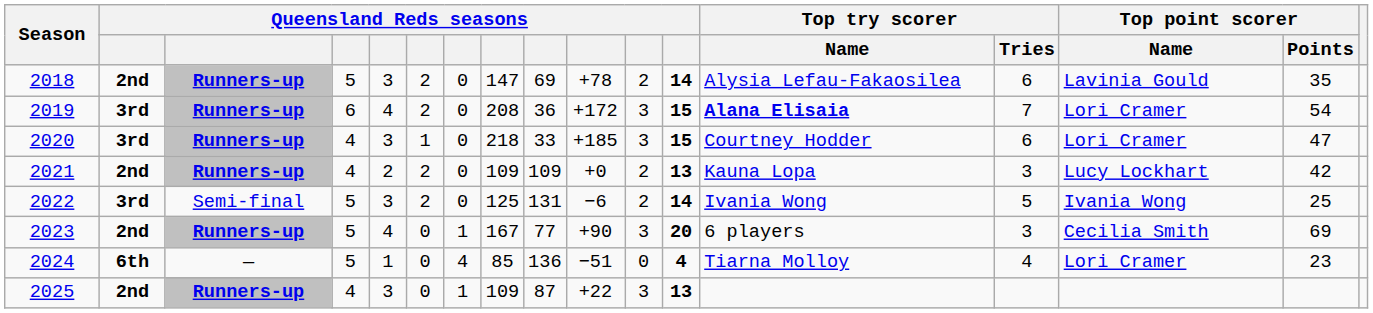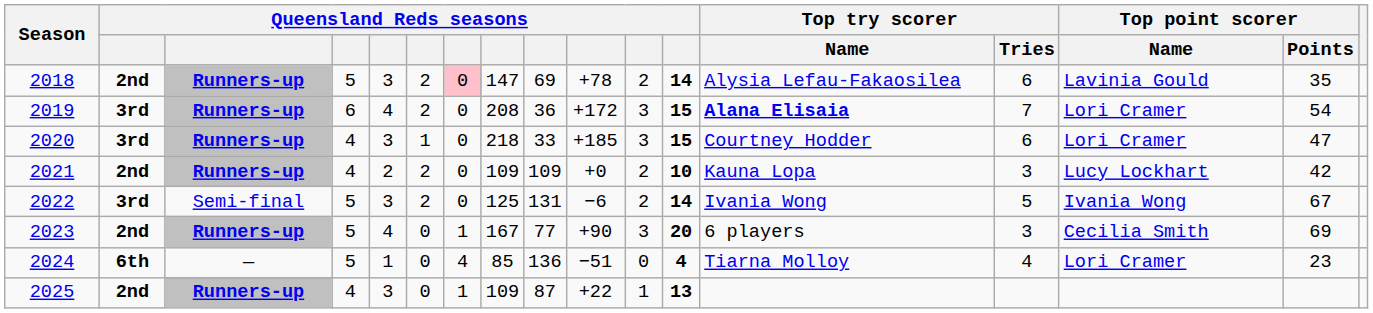(463, 80) no background -> (463, 80) pink background
(681, 171) 13 -> (681, 171) 10
(1321, 202) 25 -> (1321, 202) 67
(644, 293) 3 -> (644, 293) 1
